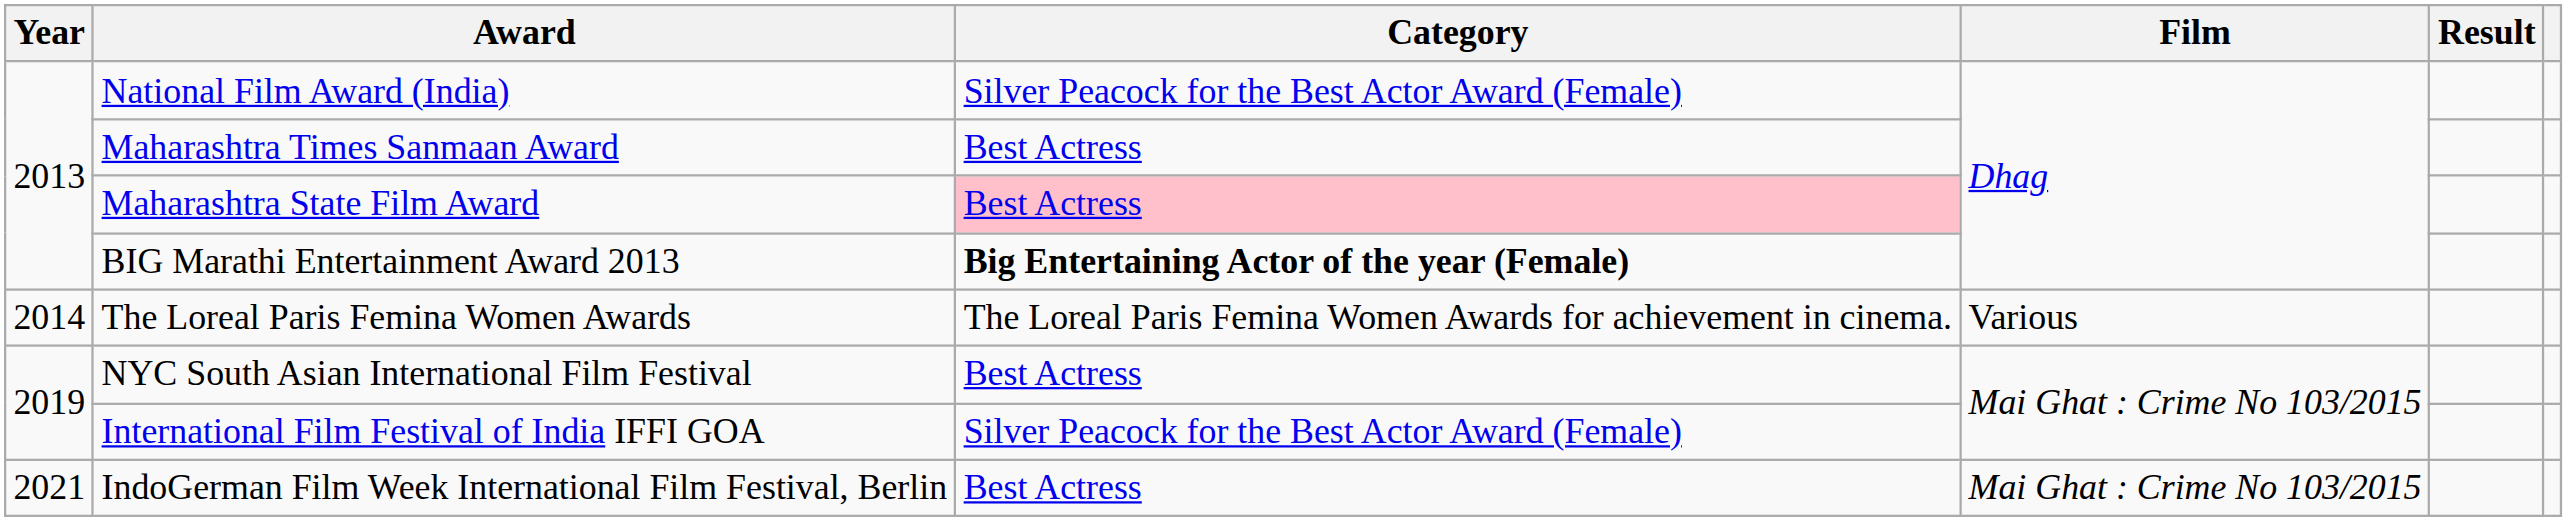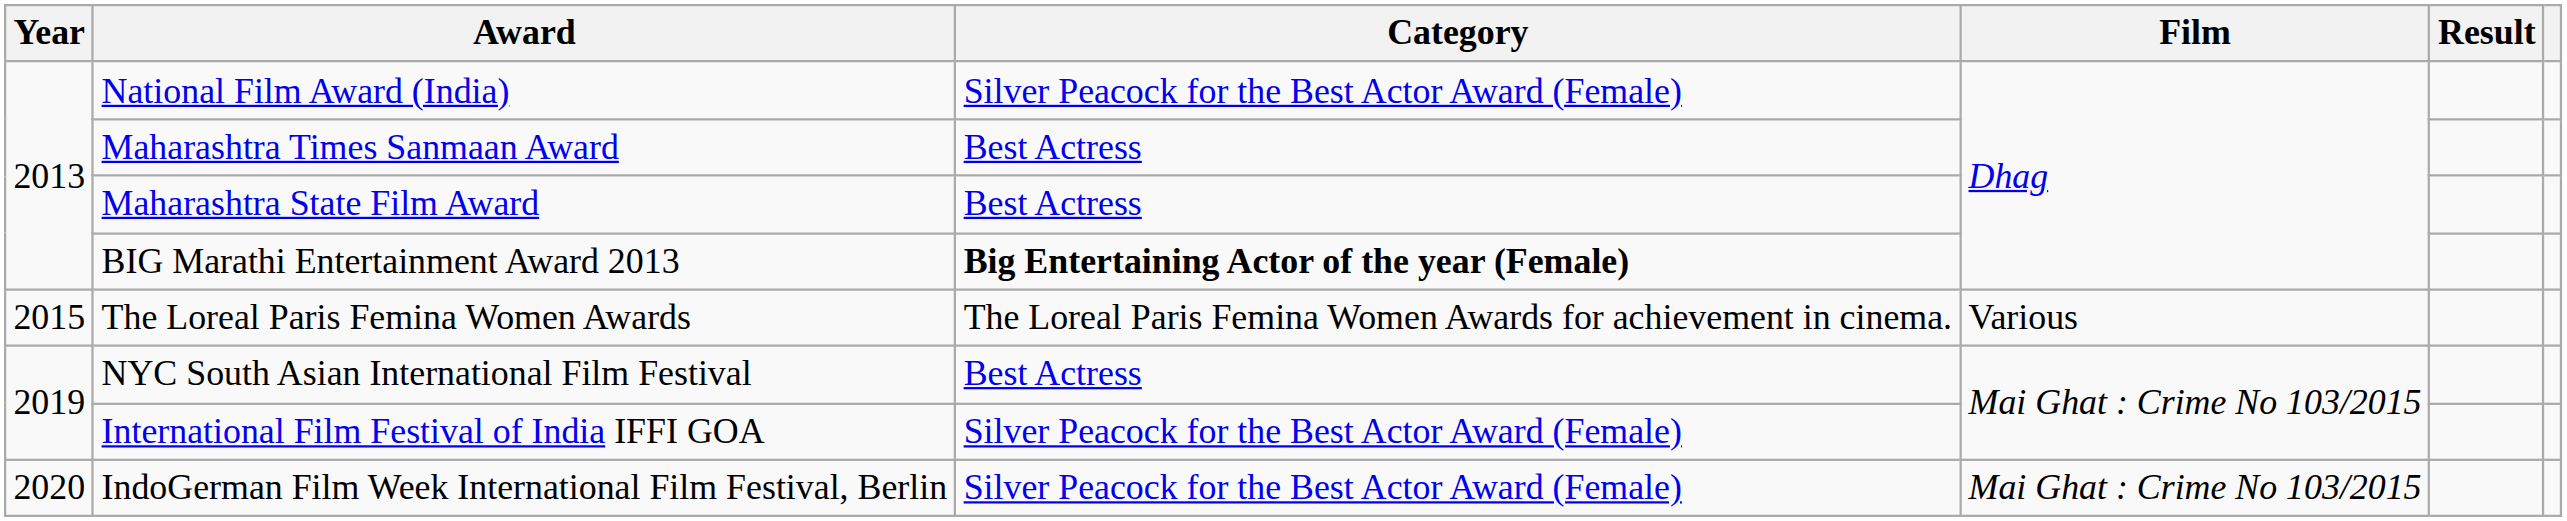(1053, 203) pink background -> (1053, 203) no background
(49, 317) 2014 -> (49, 317) 2015
(49, 487) 2021 -> (49, 487) 2020
(1053, 487) Best Actress -> (1323, 487) Silver Peacock for the Best Actor Award (Female)
